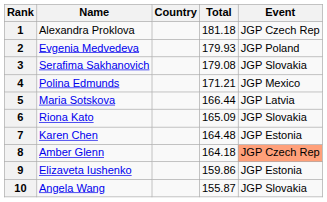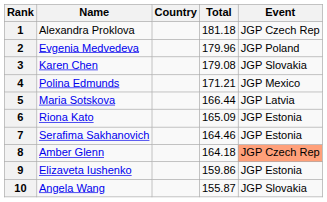(219, 48) 179.93 -> (219, 48) 179.96
(94, 65) Serafima Sakhanovich -> (68, 65) Karen Chen
(274, 118) JGP Slovakia -> (271, 118) JGP Estonia
(68, 135) Karen Chen -> (94, 135) Serafima Sakhanovich
(219, 135) 164.48 -> (219, 135) 164.46
